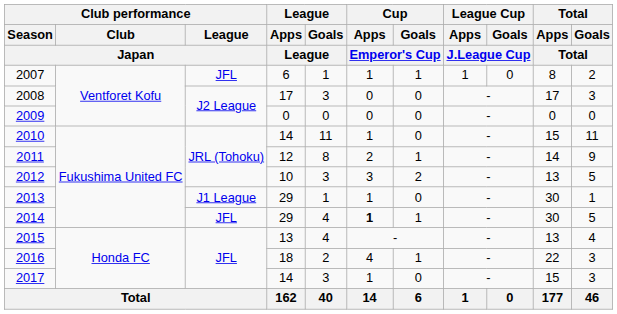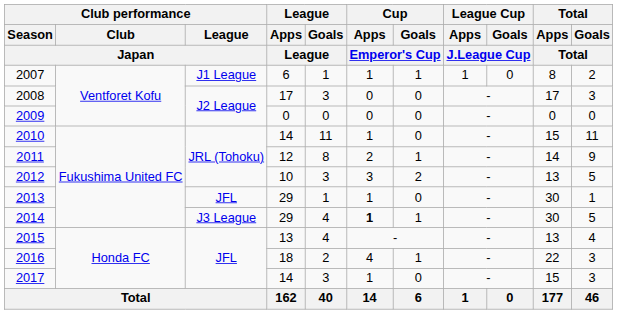(226, 75) JFL -> (226, 75) J1 League
(226, 197) J1 League -> (226, 197) JFL
(226, 217) JFL -> (226, 217) J3 League
